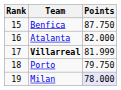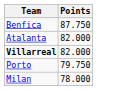- column: (16, 11)
(99, 52) 81.999 -> (75, 52) 82.000
(99, 79) lavender background -> (75, 79) no background
